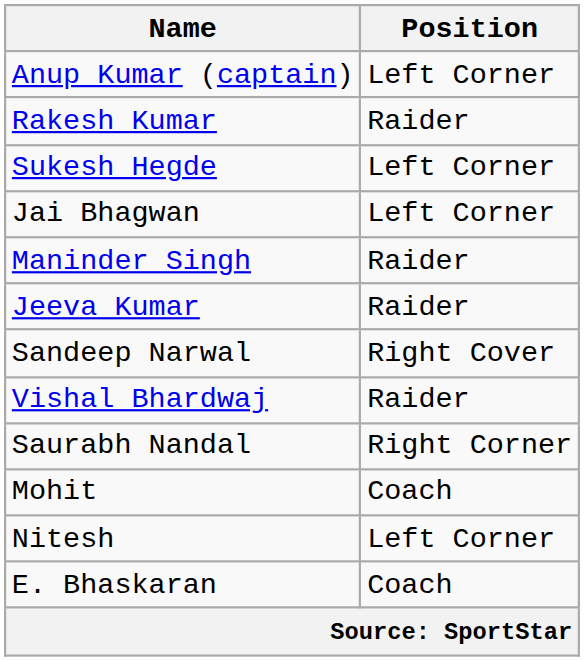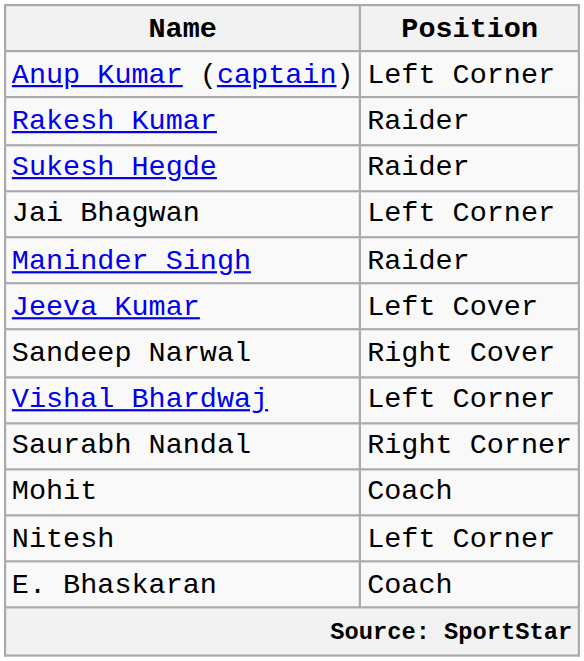(461, 167) Left Corner -> (418, 167) Raider
(418, 307) Raider -> (453, 307) Left Cover
(418, 400) Raider -> (461, 400) Left Corner
